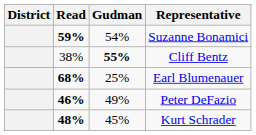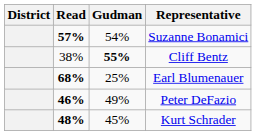(71, 36) 59% -> (71, 36) 57%
